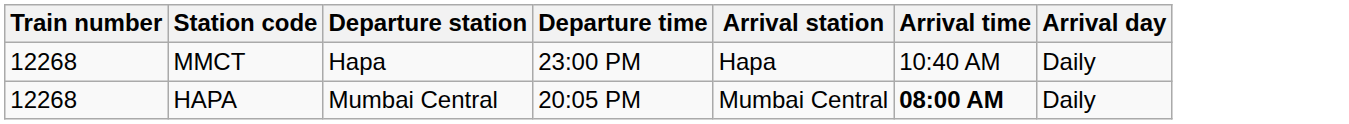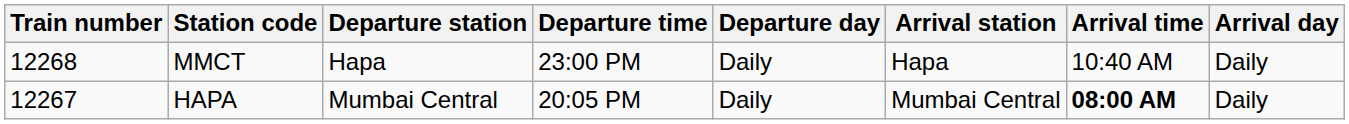+ column: (799, 23)
(44, 99) 12268 -> (44, 99) 12267
